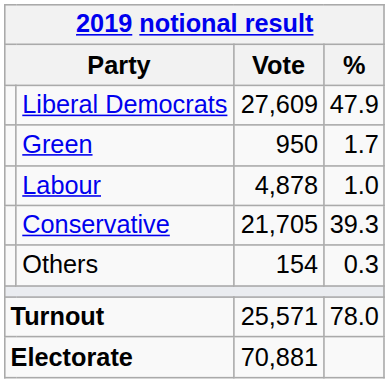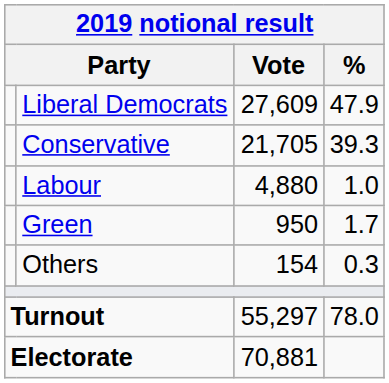rows swapped: (96, 225) <-> (57, 144)
(286, 184) 4,878 -> (286, 184) 4,880
(279, 316) 25,571 -> (279, 316) 55,297
